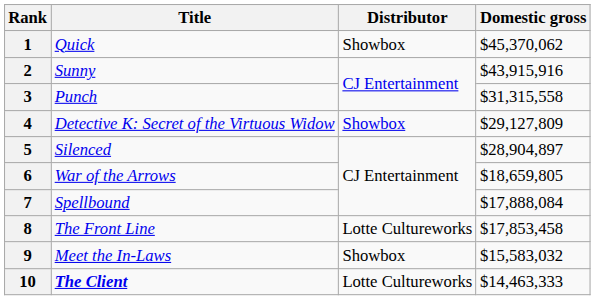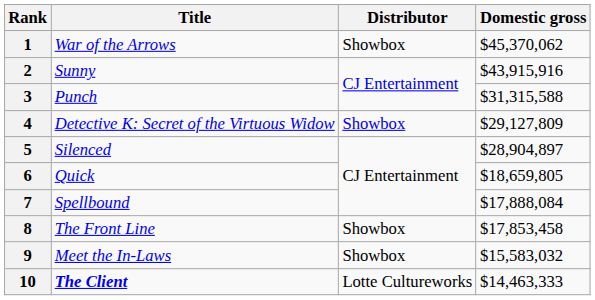(75, 44) Quick -> (115, 44) War of the Arrows
(522, 96) $31,315,558 -> (522, 96) $31,315,588
(115, 176) War of the Arrows -> (75, 176) Quick
(407, 228) Lotte Cultureworks -> (374, 228) Showbox
